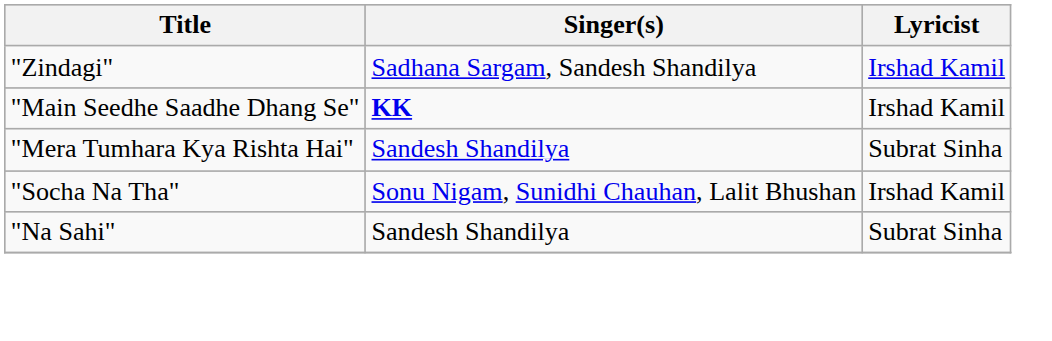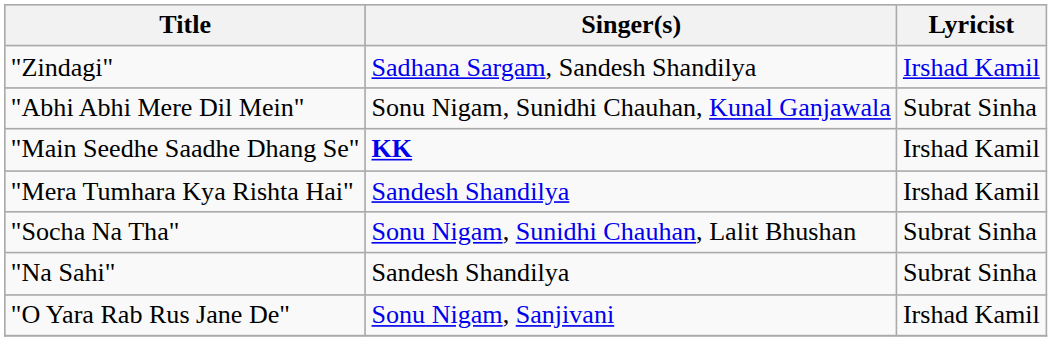+ row: (158, 107)
(935, 149) Subrat Sinha -> (971, 190) Irshad Kamil
(937, 190) Irshad Kamil -> (970, 231) Subrat Sinha
+ row: (150, 314)
